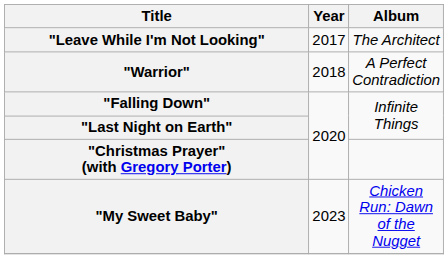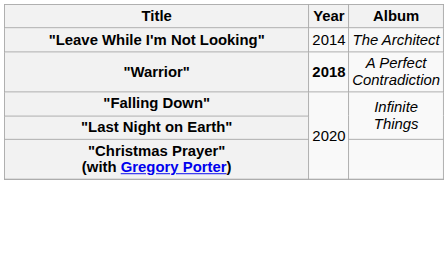(329, 39) 2017 -> (329, 39) 2014
(329, 71) normal -> (329, 71) bold
- row: (157, 216)
